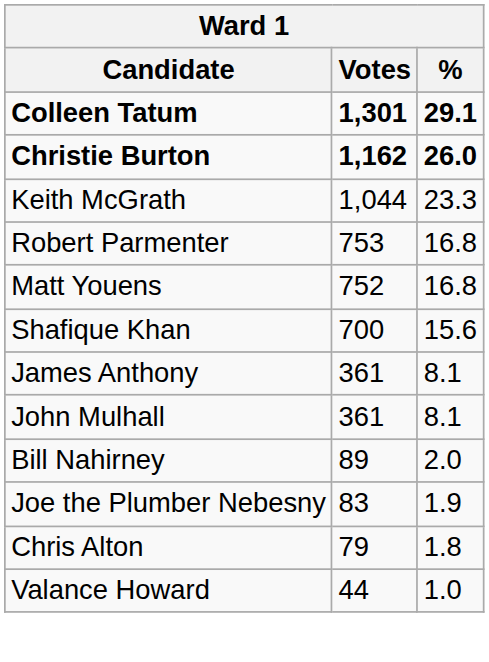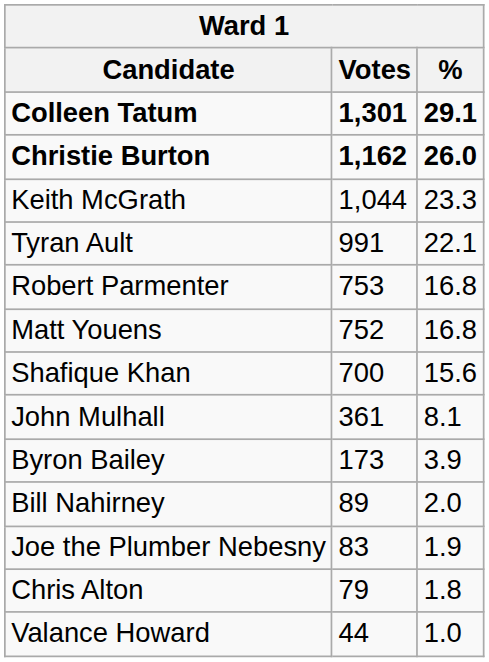+ row: (72, 243)
- row: (105, 373)
+ row: (88, 460)
